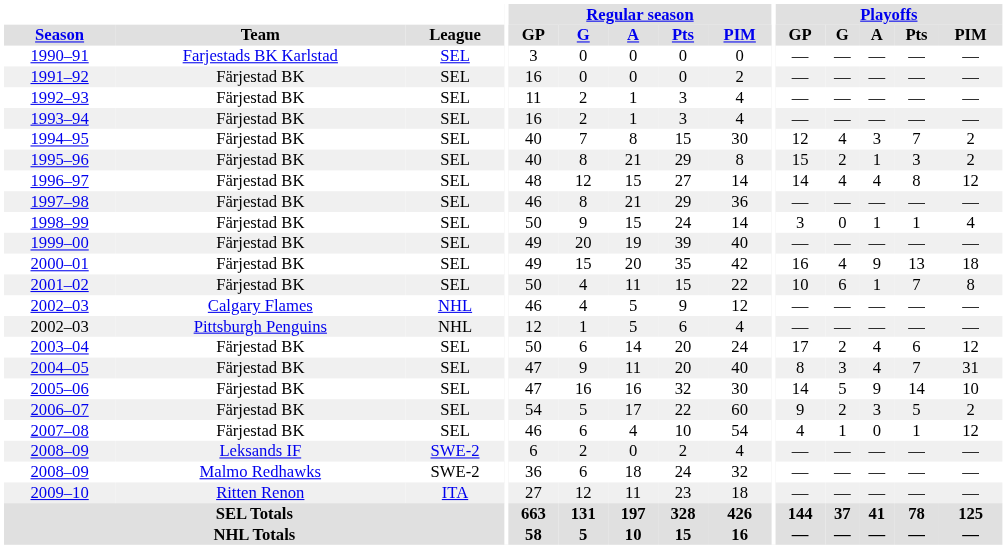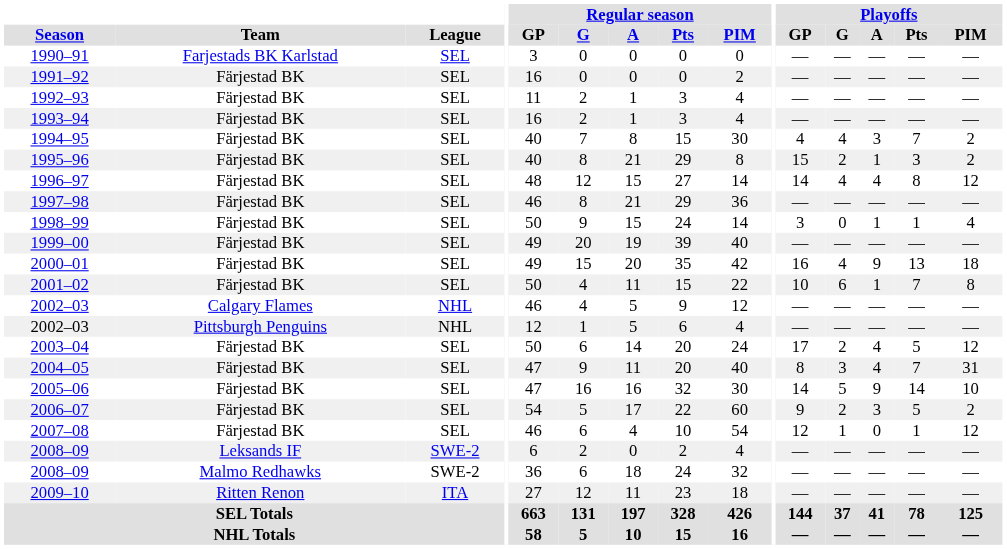(800, 139) 12 -> (800, 139) 4
(916, 347) 6 -> (916, 347) 5
(800, 430) 4 -> (800, 430) 12
